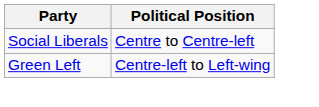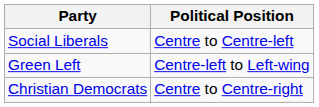+ row: (78, 89)
